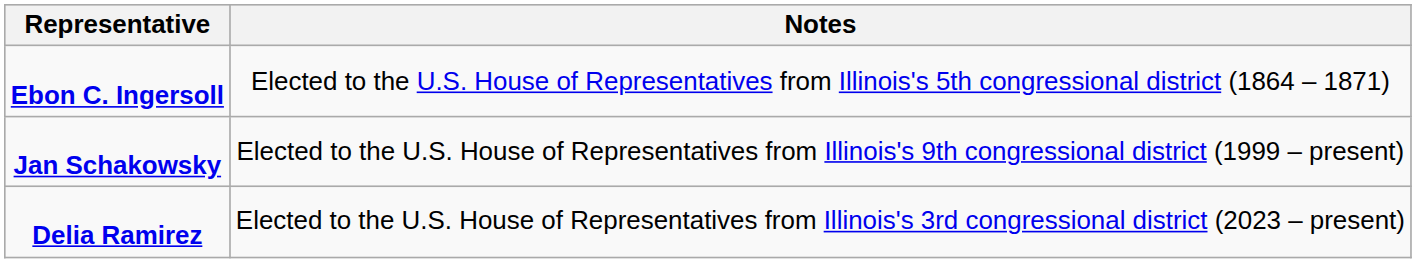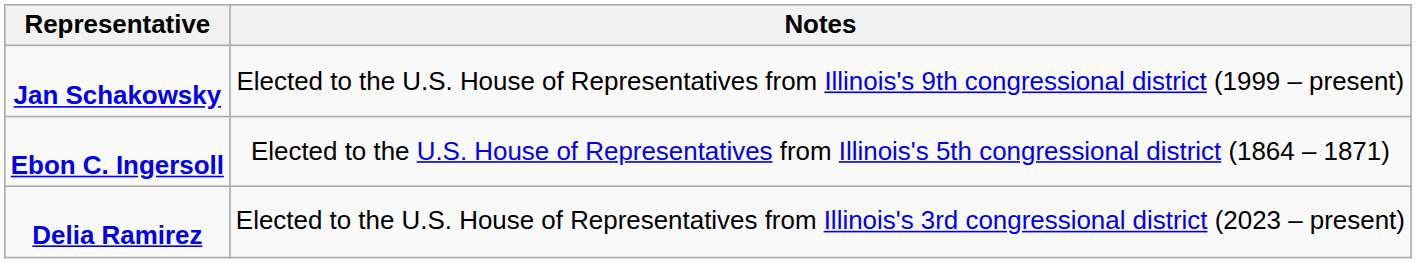rows swapped: (117, 95) <-> (117, 165)
